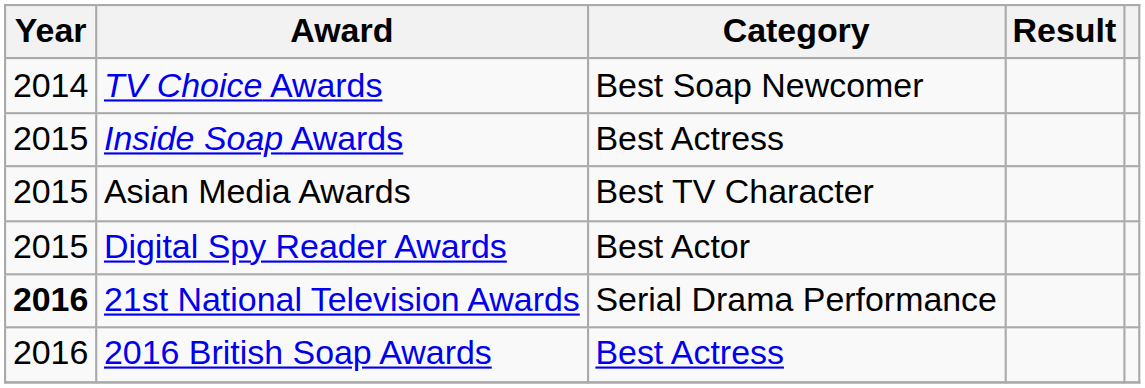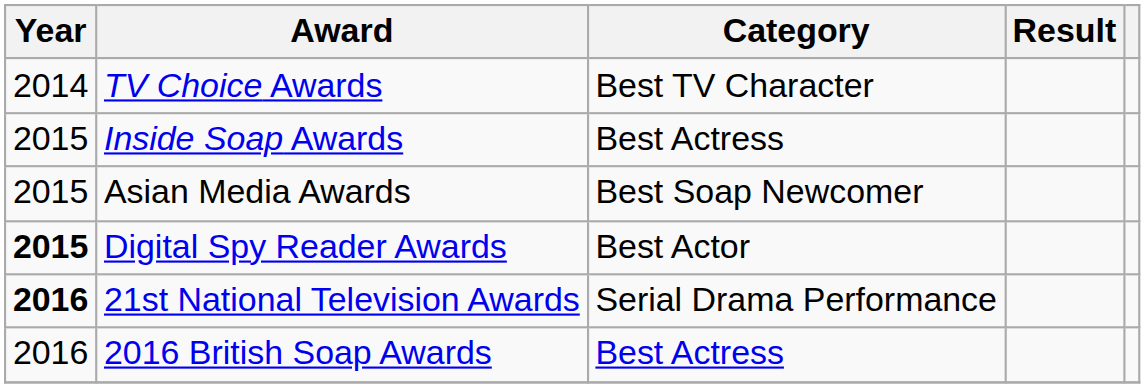(759, 85) Best Soap Newcomer -> (735, 85) Best TV Character
(735, 192) Best TV Character -> (759, 192) Best Soap Newcomer
(51, 246) normal -> (51, 246) bold
